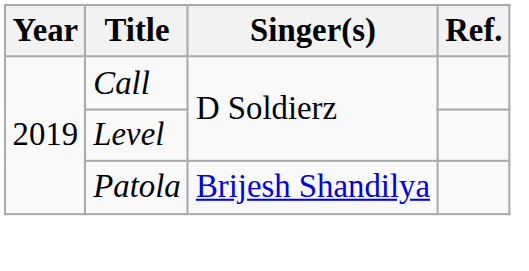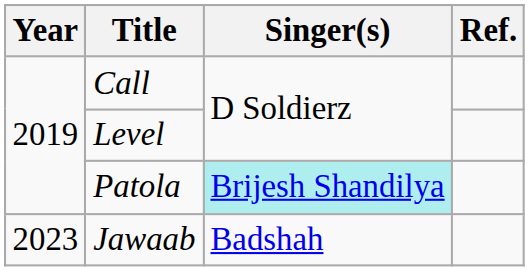(313, 186) no background -> (328, 186) paleturquoise background
+ row: (144, 238)
